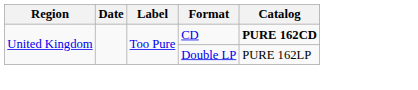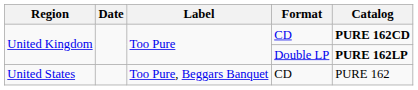(277, 54) normal -> (371, 54) bold
+ row: (41, 74)
